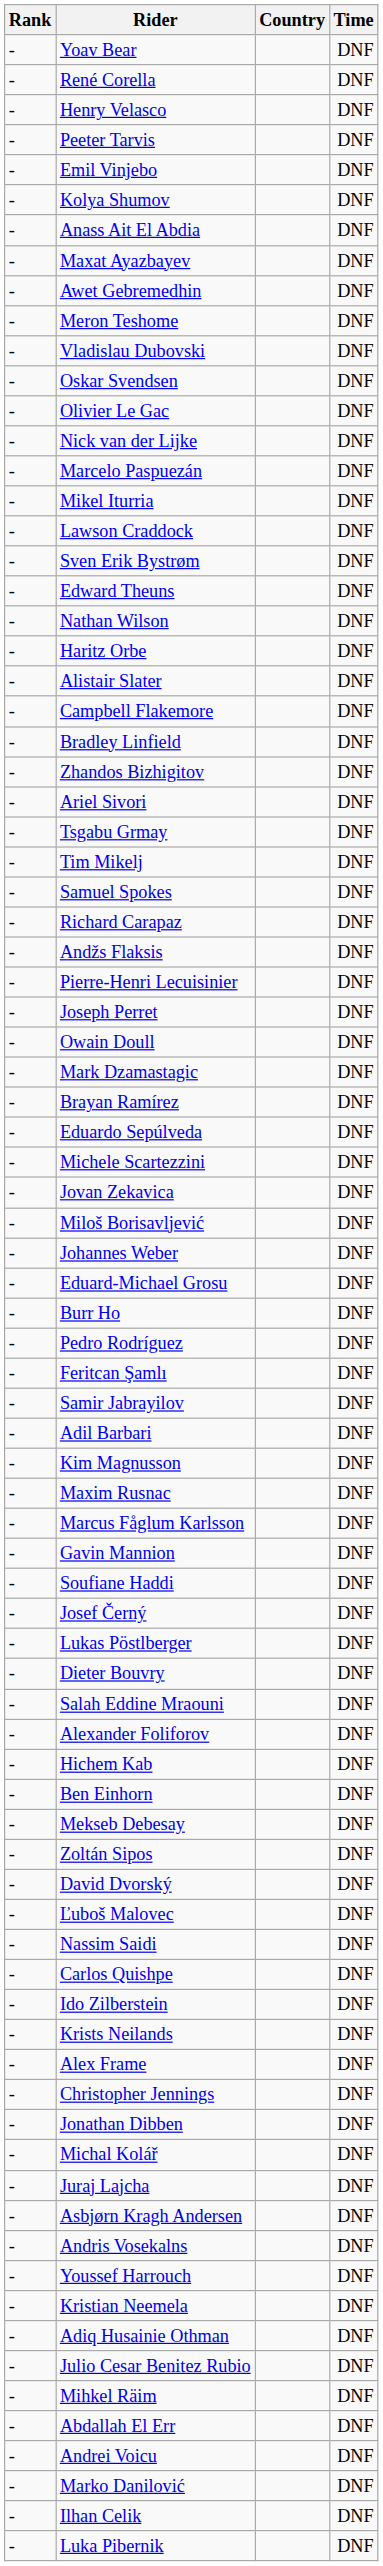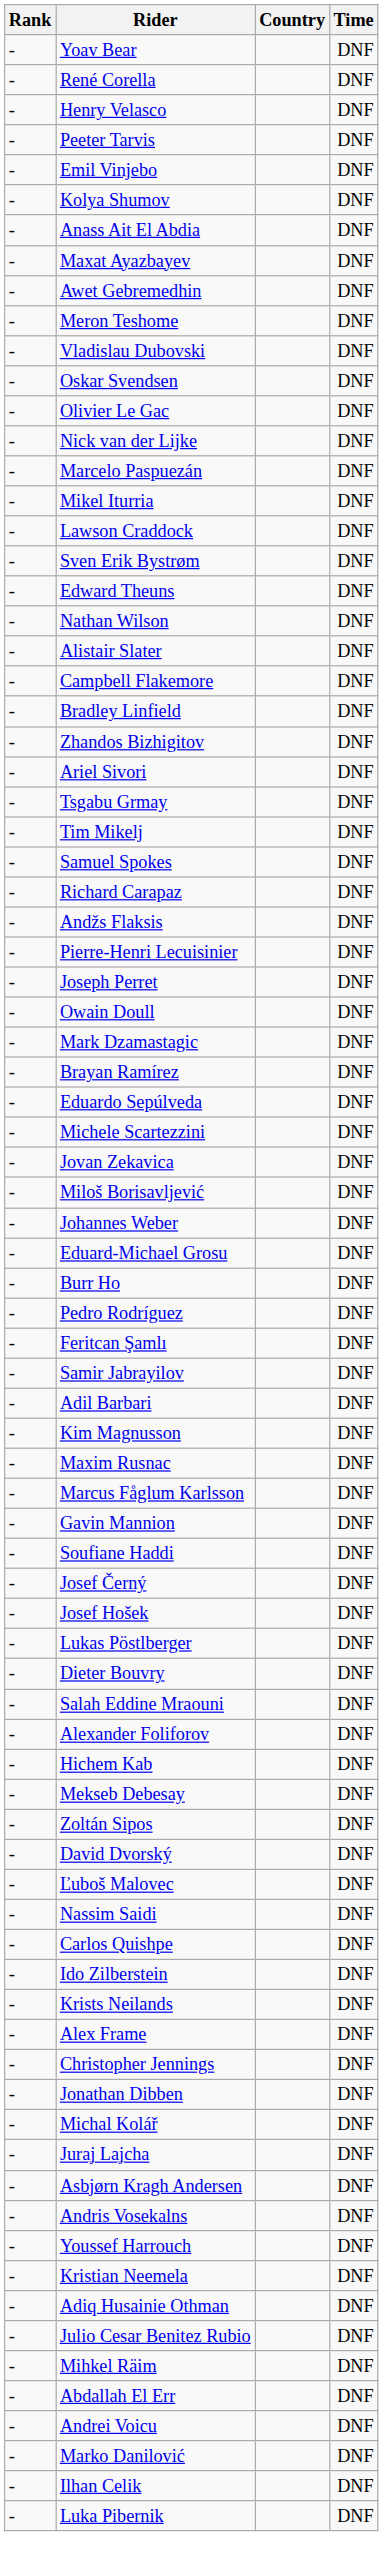- row: (103, 651)
+ row: (104, 1613)
- row: (106, 1794)
